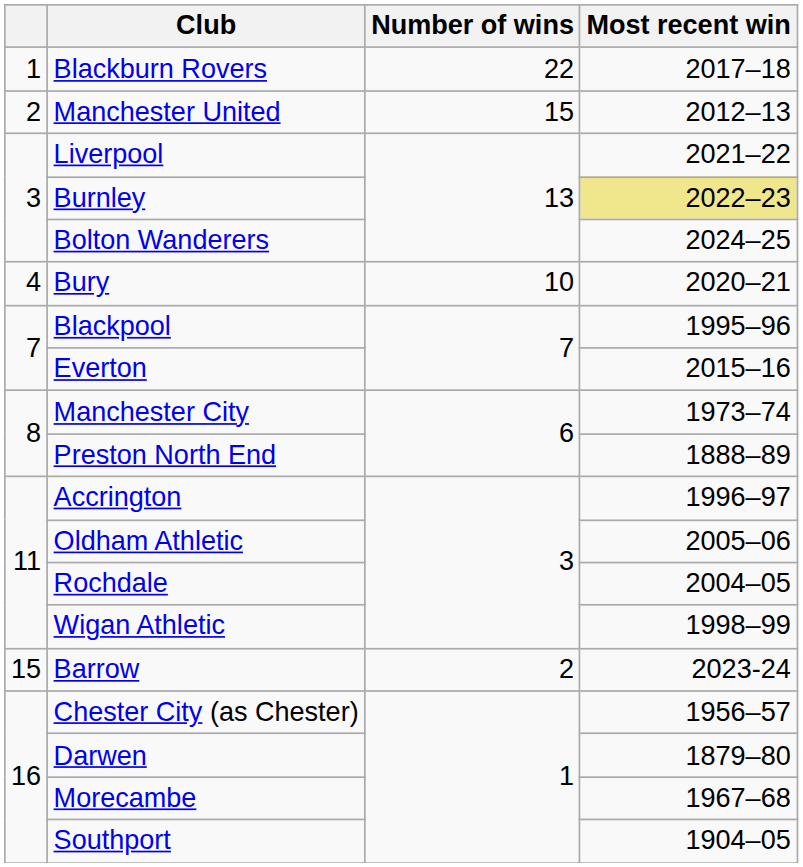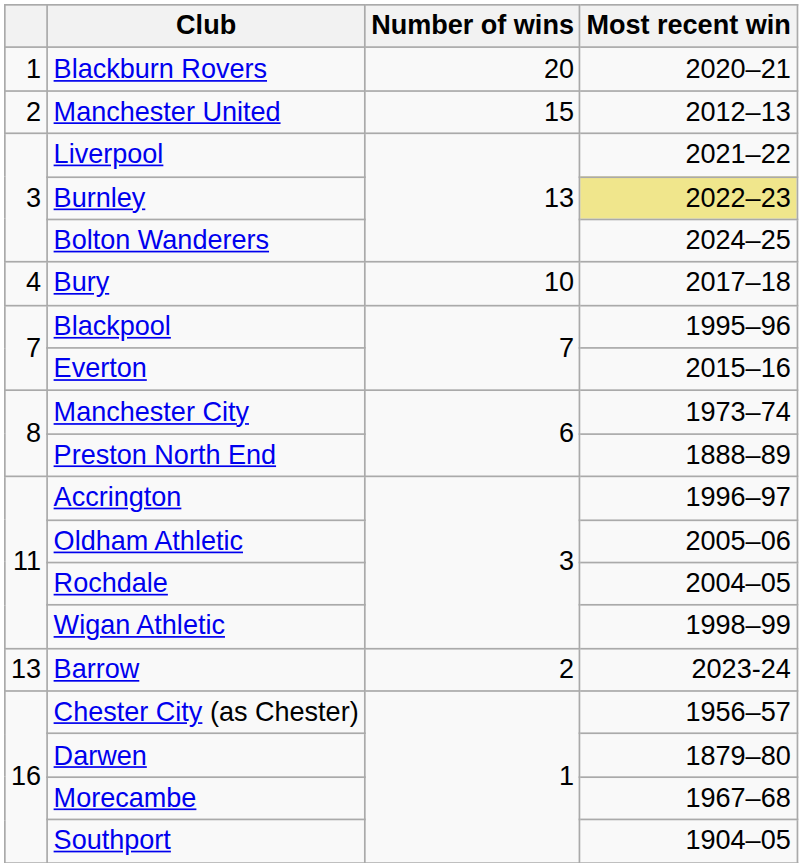(559, 68) 22 -> (559, 68) 20
(738, 68) 2017–18 -> (738, 68) 2020–21
(738, 283) 2020–21 -> (738, 283) 2017–18
(26, 669) 15 -> (26, 669) 13
